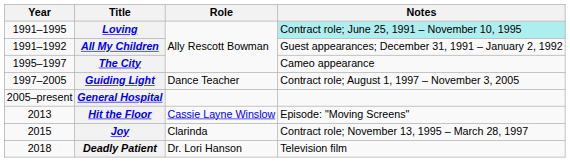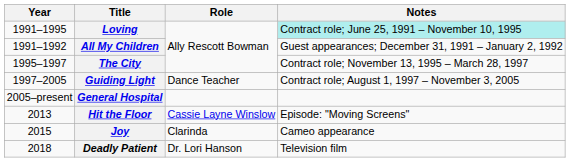(327, 64) Cameo appearance -> (404, 64) Contract role; November 13, 1995 – March 28, 1997
(404, 132) Contract role; November 13, 1995 – March 28, 1997 -> (327, 132) Cameo appearance
